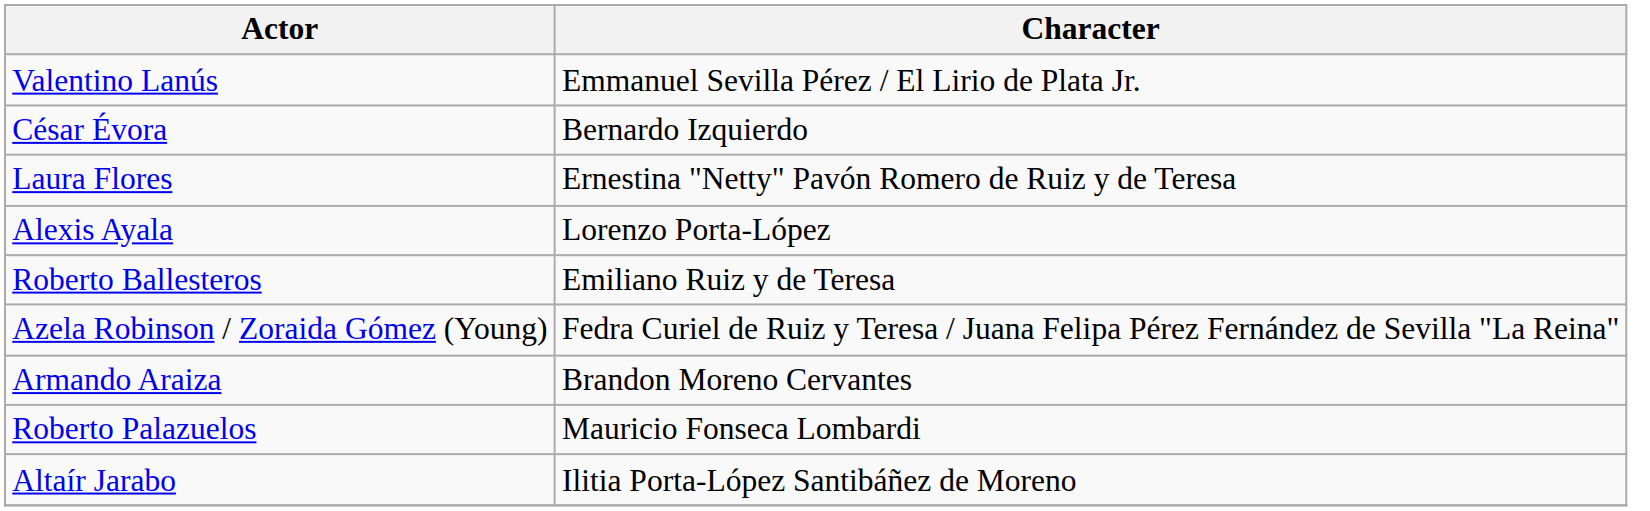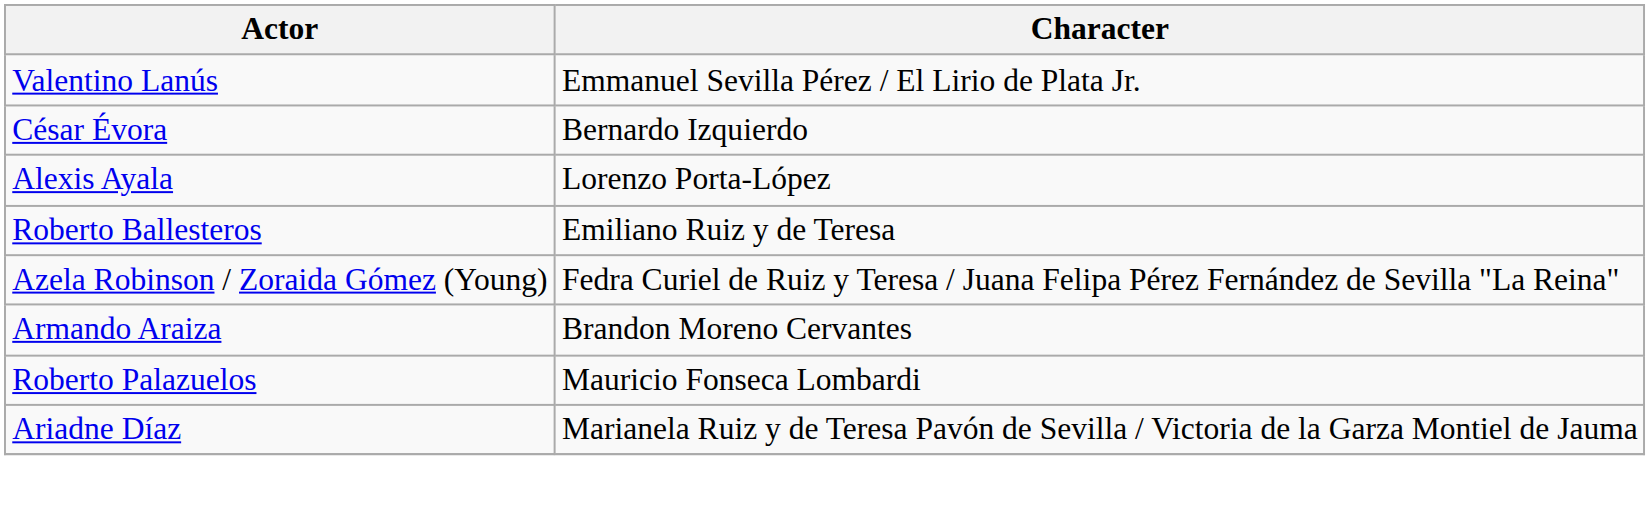- row: (92, 179)
- row: (94, 479)
+ row: (97, 429)
